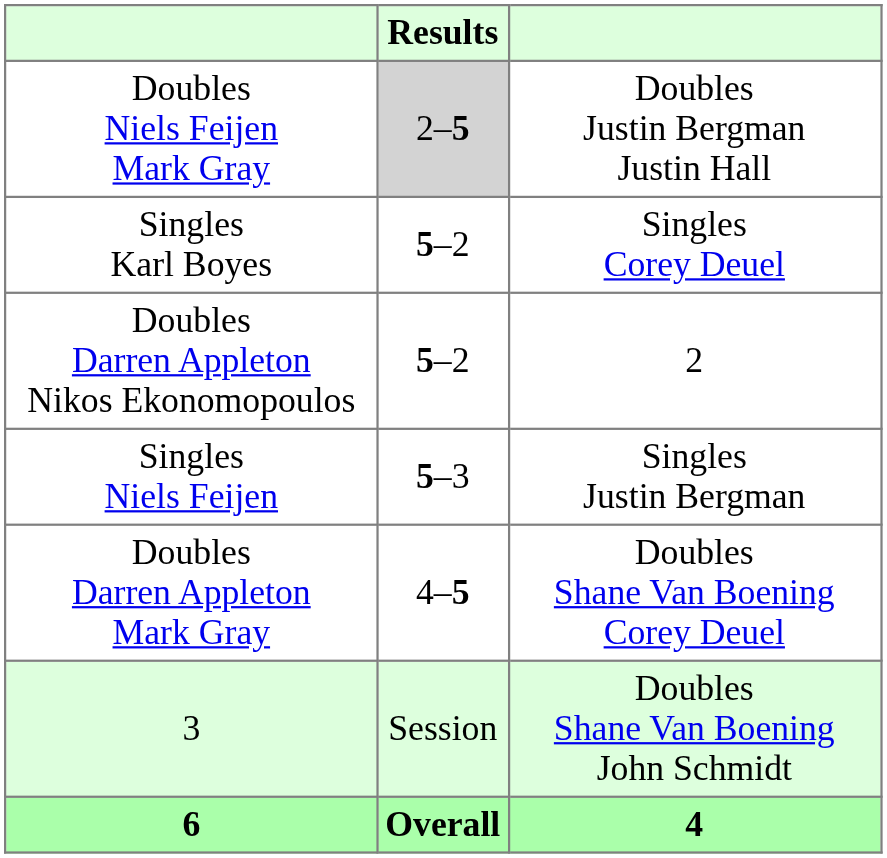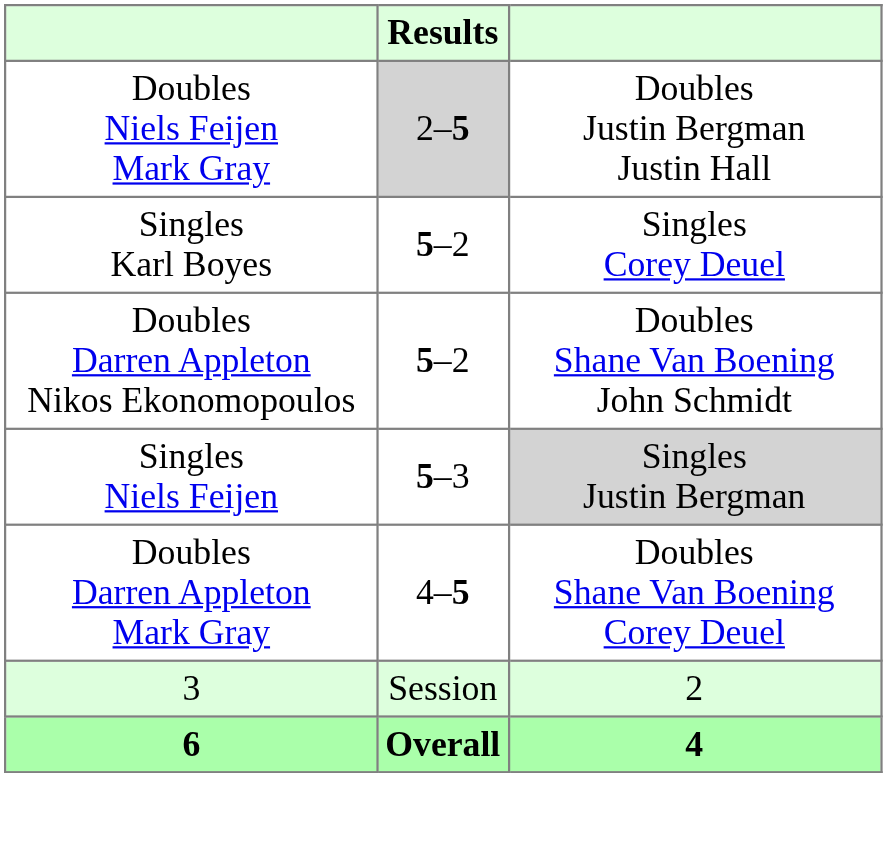(694, 360) 2 -> (694, 360) Doubles Shane Van Boening John Schmidt
(694, 476) no background -> (694, 476) lightgrey background
(694, 728) Doubles Shane Van Boening John Schmidt -> (694, 687) 2
